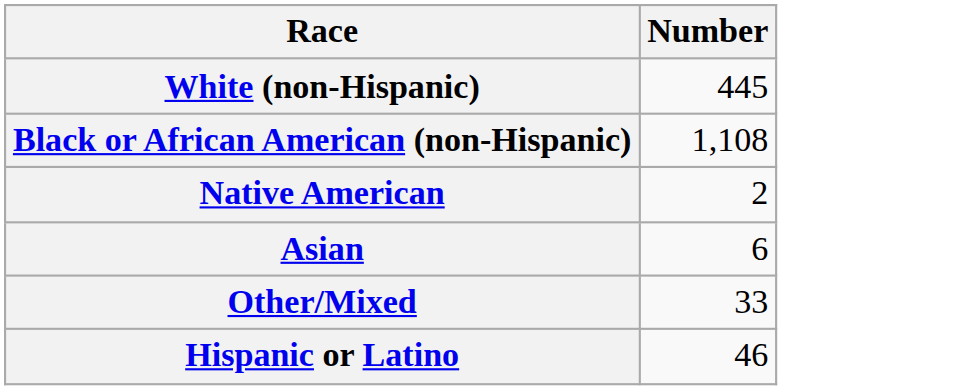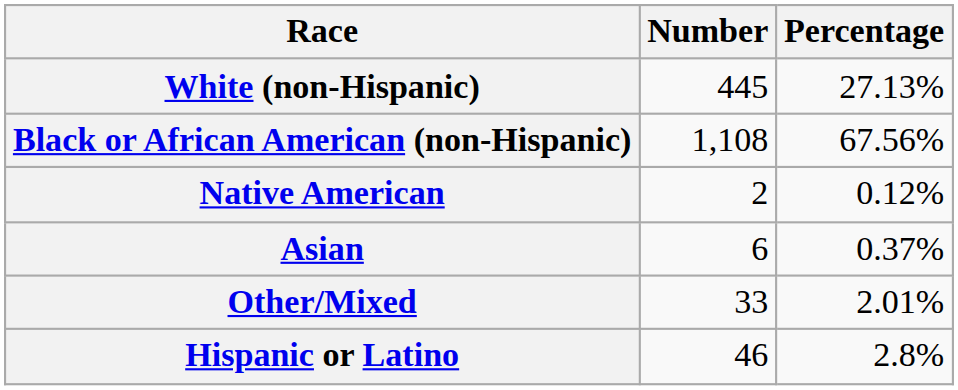+ column: (864, 31)
